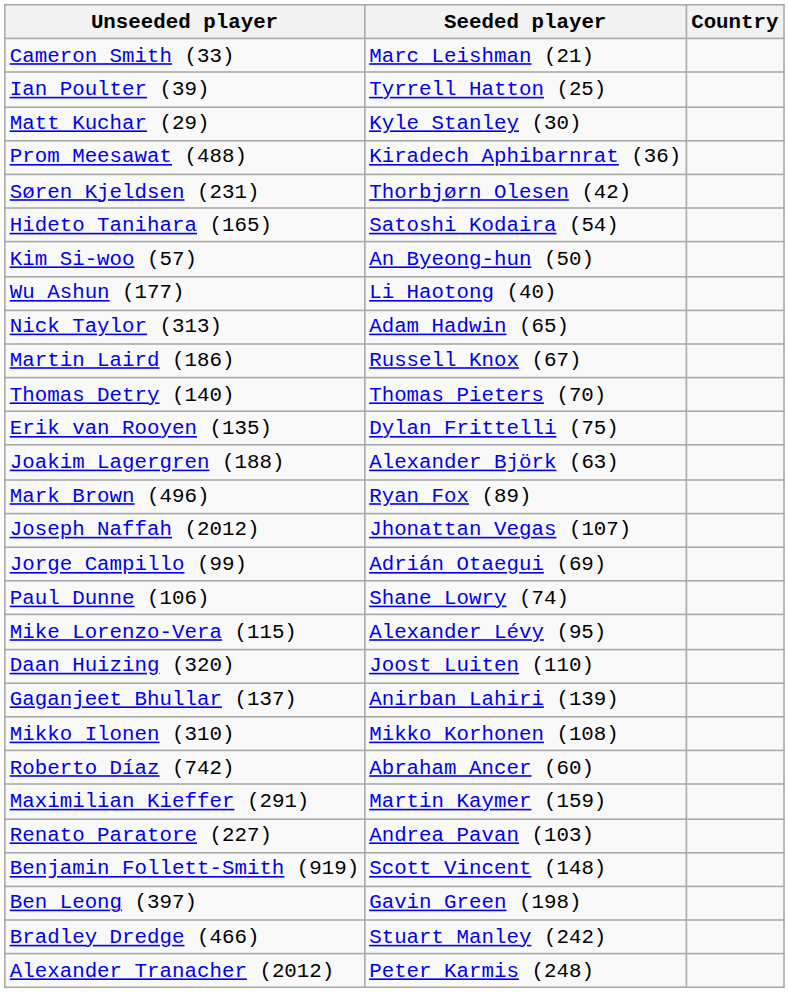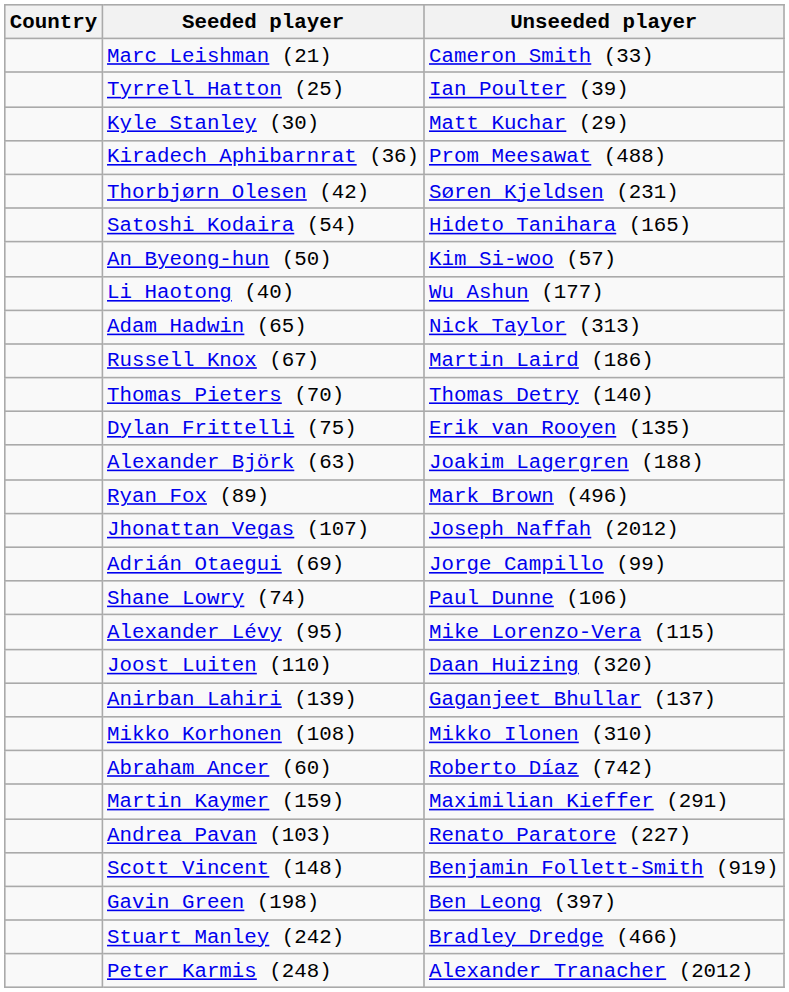columns swapped: (735, 22) <-> (184, 22)
